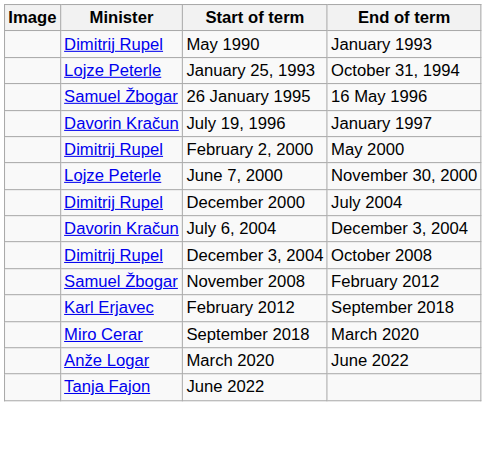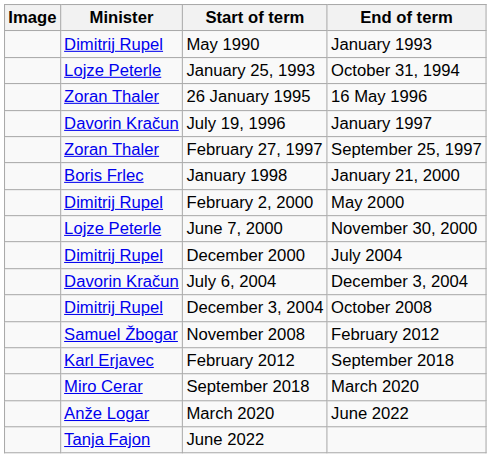(121, 96) Samuel Žbogar -> (112, 96) Zoran Thaler
+ row: (254, 149)
+ row: (237, 176)
